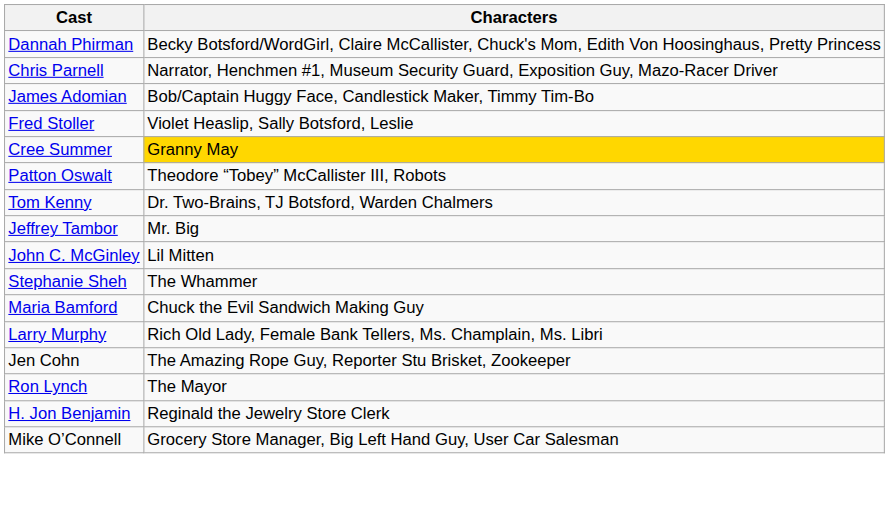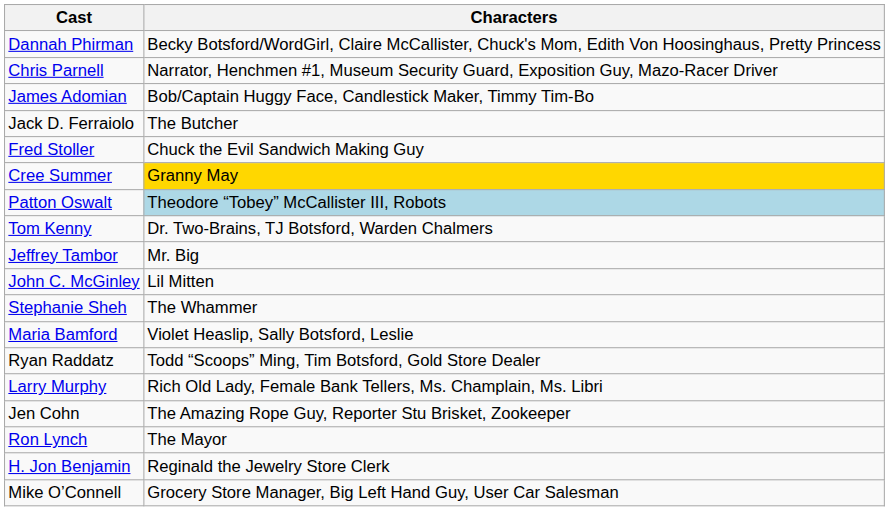+ row: (71, 123)
(280, 123) Violet Heaslip, Sally Botsford, Leslie -> (286, 149) Chuck the Evil Sandwich Making Guy
(297, 176) no background -> (297, 202) lightblue background
(286, 307) Chuck the Evil Sandwich Making Guy -> (280, 334) Violet Heaslip, Sally Botsford, Leslie
+ row: (61, 360)
